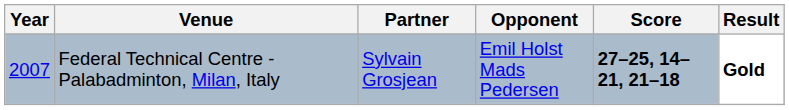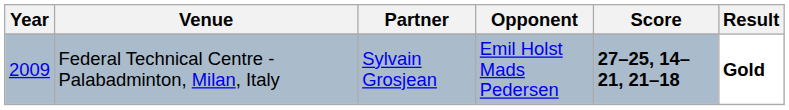(29, 69) 2007 -> (29, 69) 2009
